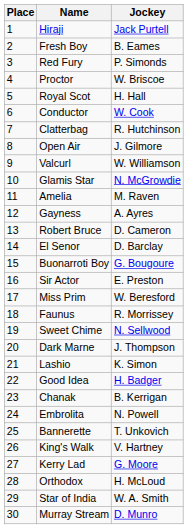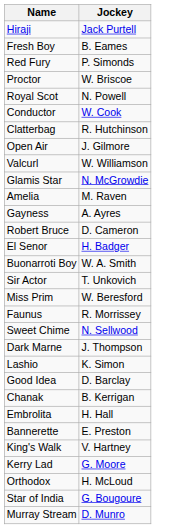- column: (21, 12)
(130, 96) H. Hall -> (104, 96) N. Powell
(138, 247) D. Barclay -> (105, 247) H. Badger
(144, 264) G. Bougoure -> (109, 264) W. A. Smith
(139, 280) E. Preston -> (109, 280) T. Unkovich
(138, 381) H. Badger -> (106, 381) D. Barclay
(136, 414) N. Powell -> (97, 414) H. Hall
(141, 431) T. Unkovich -> (106, 431) E. Preston
(141, 498) W. A. Smith -> (111, 498) G. Bougoure
